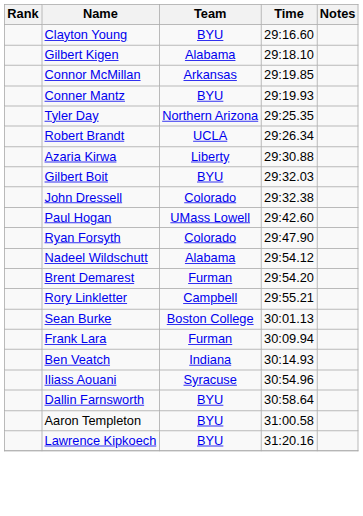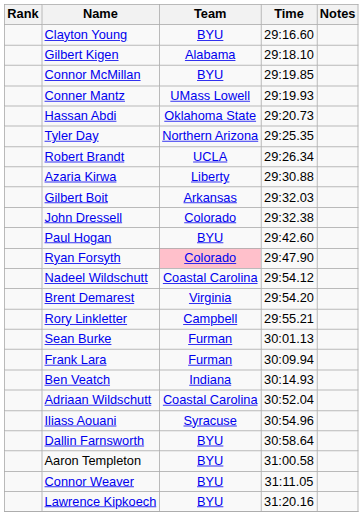(210, 75) Arkansas -> (210, 75) BYU
(210, 95) BYU -> (210, 95) UMass Lowell
+ row: (80, 116)
(210, 177) BYU -> (210, 197) Arkansas
(210, 217) UMass Lowell -> (210, 237) BYU
(210, 237) no background -> (210, 258) pink background
(210, 258) Alabama -> (210, 278) Coastal Carolina
(210, 278) Furman -> (210, 298) Virginia
(210, 319) Boston College -> (210, 339) Furman
+ row: (98, 400)
+ row: (89, 481)
